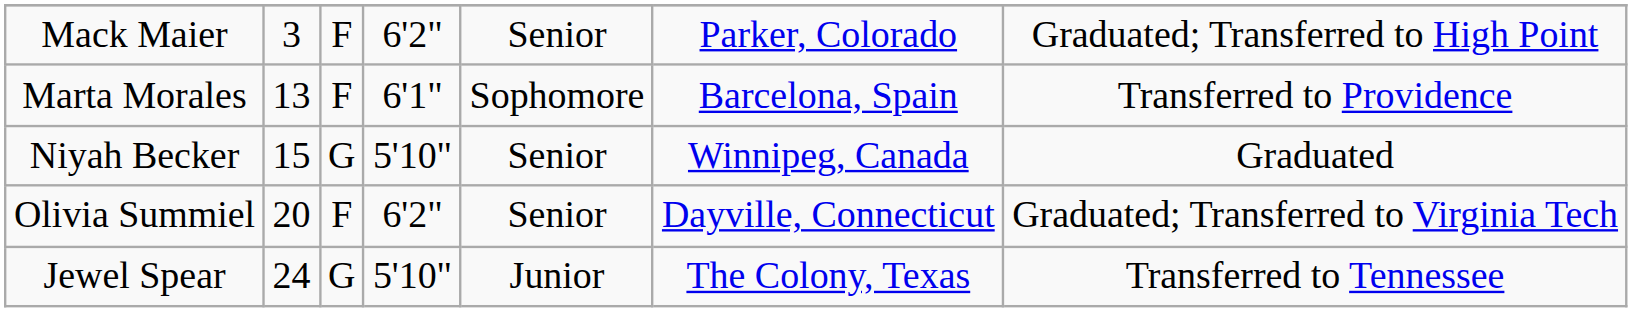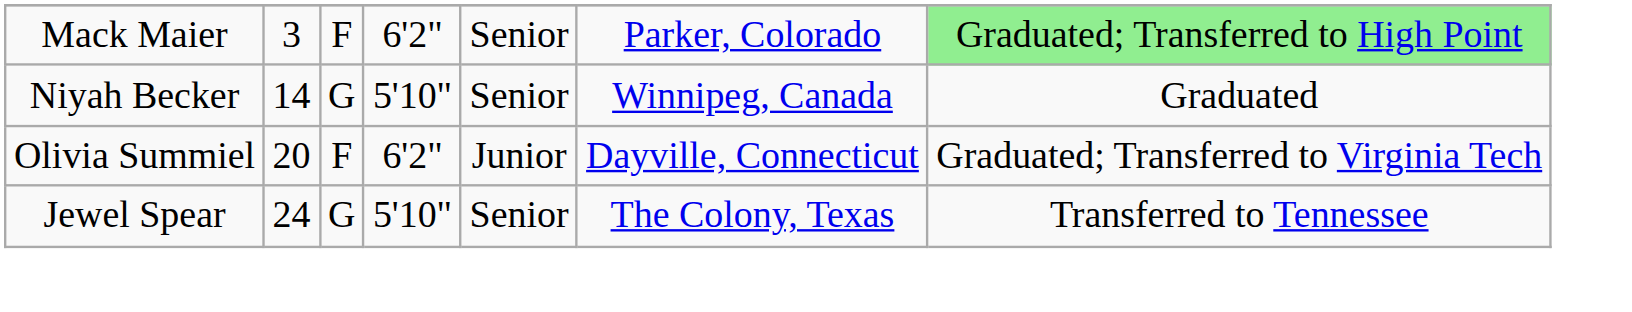(1315, 34) no background -> (1239, 34) lightgreen background
- row: (135, 94)
(292, 154) 15 -> (292, 94) 14
(557, 214) Senior -> (519, 154) Junior
(557, 275) Junior -> (519, 214) Senior
